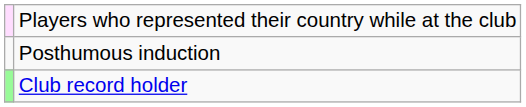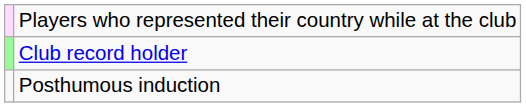rows swapped: (103, 85) <-> (120, 53)
